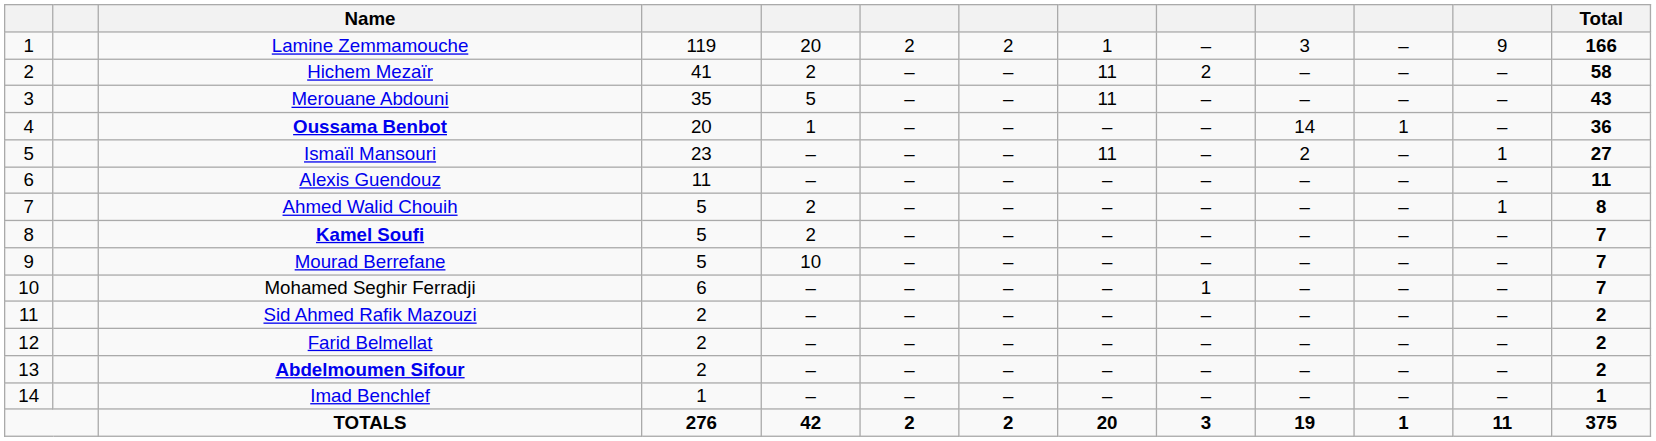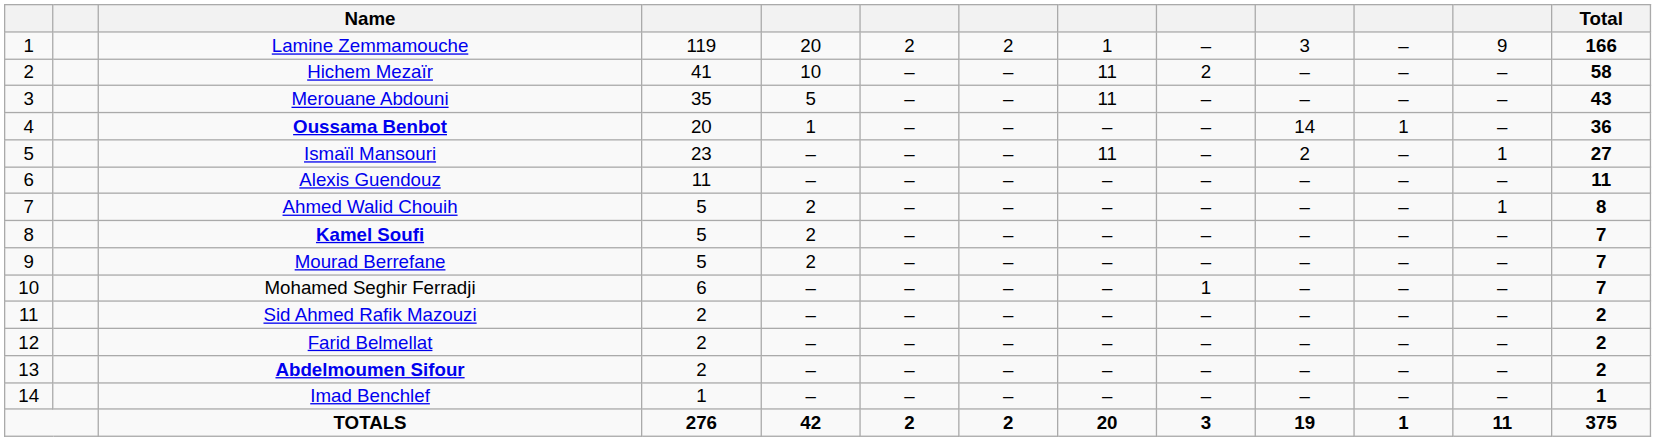(811, 72) 2 -> (811, 72) 10
(811, 261) 10 -> (811, 261) 2
